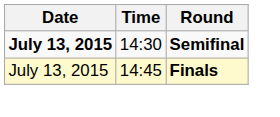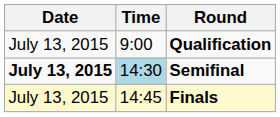+ row: (220, 44)
(141, 44) no background -> (141, 71) lightblue background
